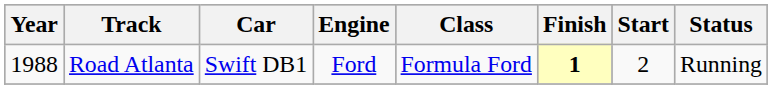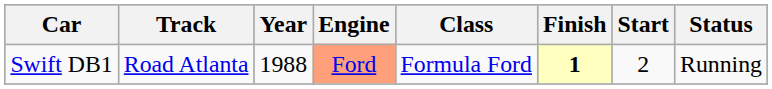columns swapped: (34, 24) <-> (256, 24)
(354, 63) no background -> (354, 63) lightsalmon background
